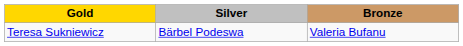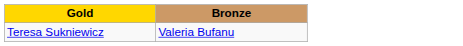- column: (231, 13)
